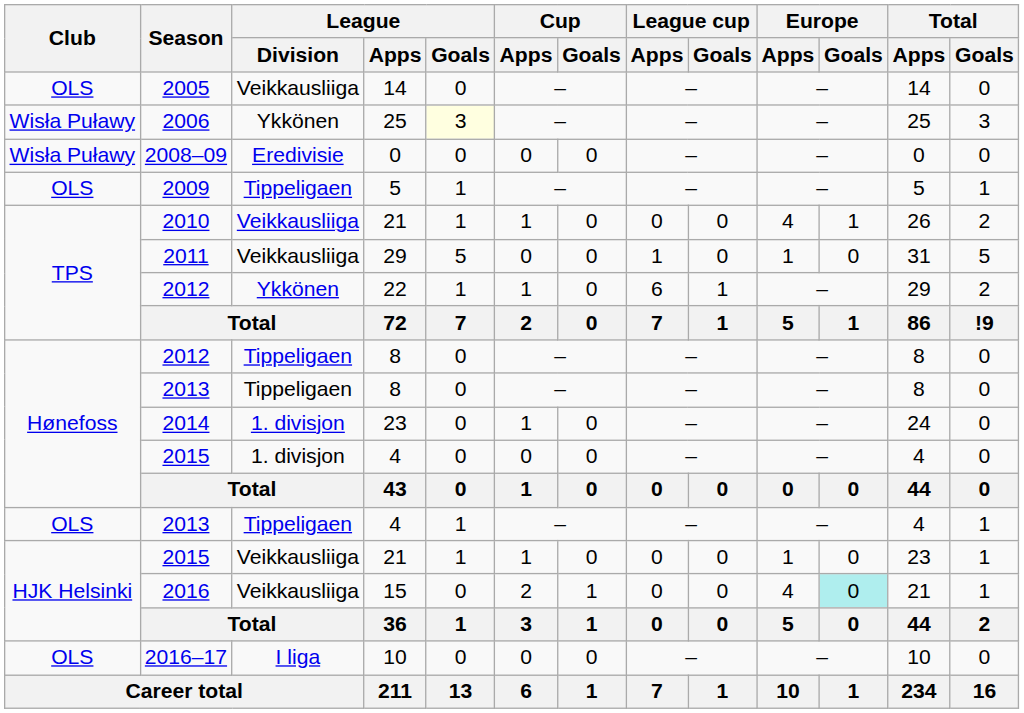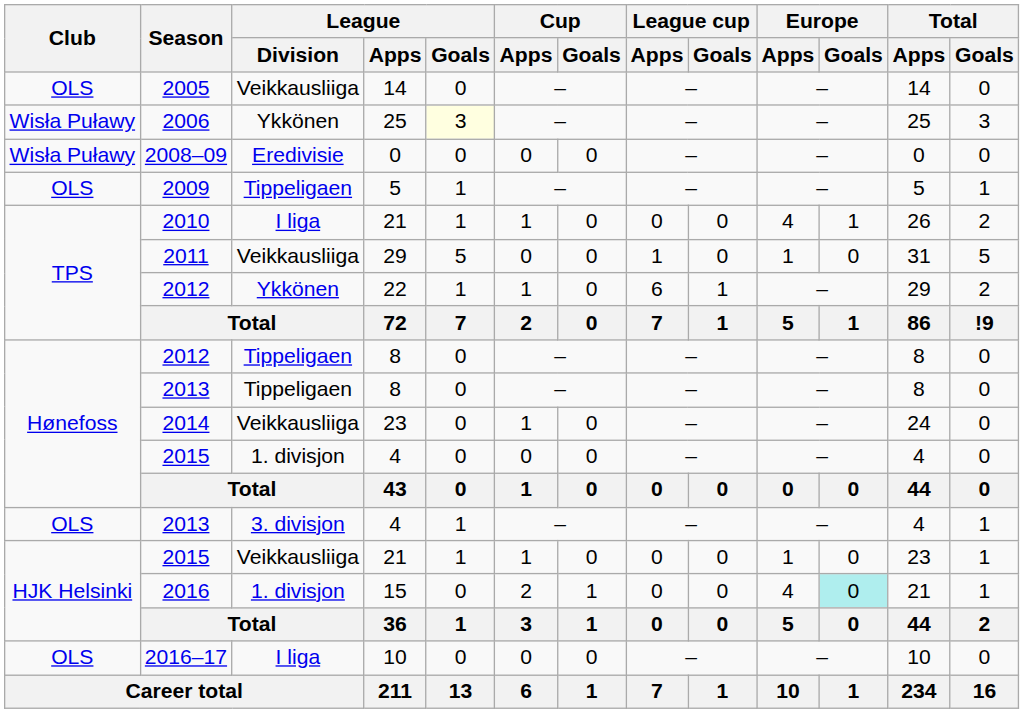(298, 222) Veikkausliiga -> (298, 222) I liga
(298, 423) 1. divisjon -> (298, 423) Veikkausliiga
(298, 523) Tippeligaen -> (298, 523) 3. divisjon
(298, 590) Veikkausliiga -> (298, 590) 1. divisjon
